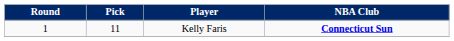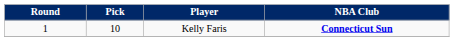(115, 28) 11 -> (115, 28) 10
